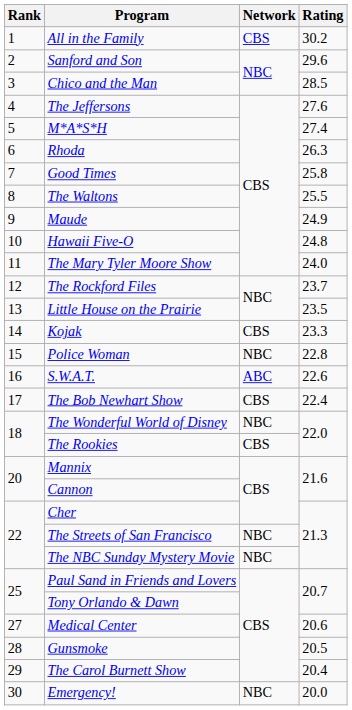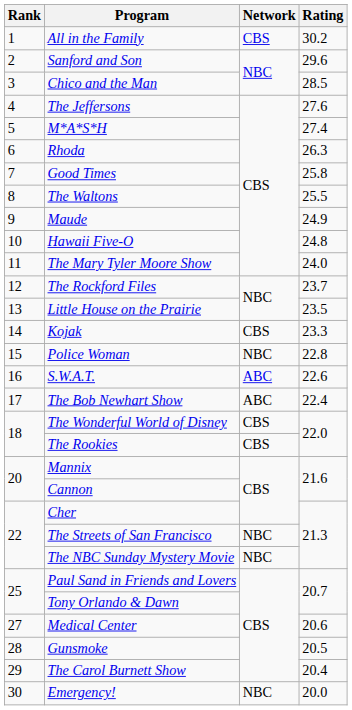(256, 399) CBS -> (257, 399) ABC
(257, 422) NBC -> (256, 422) CBS
